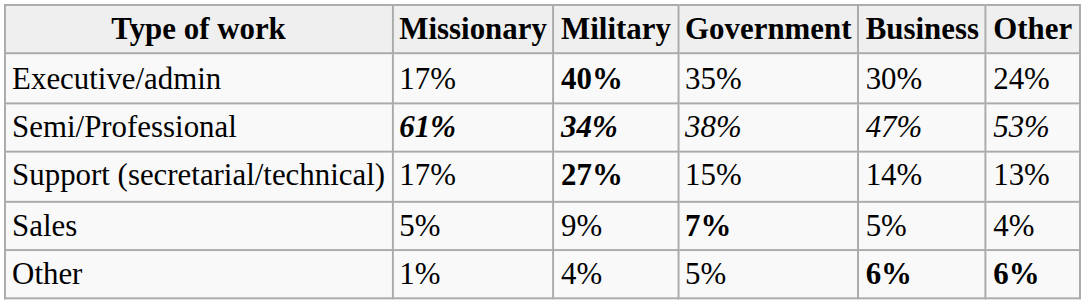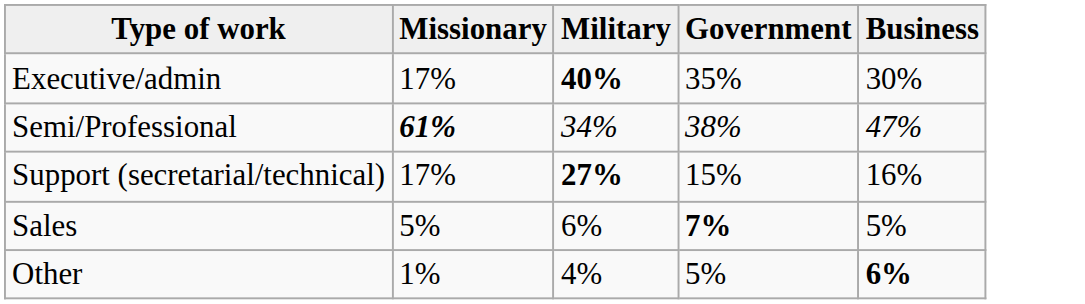- column: (1033, 28)
(589, 126) bold -> (589, 126) normal
(894, 175) 14% -> (894, 175) 16%
(582, 224) 9% -> (582, 224) 6%
